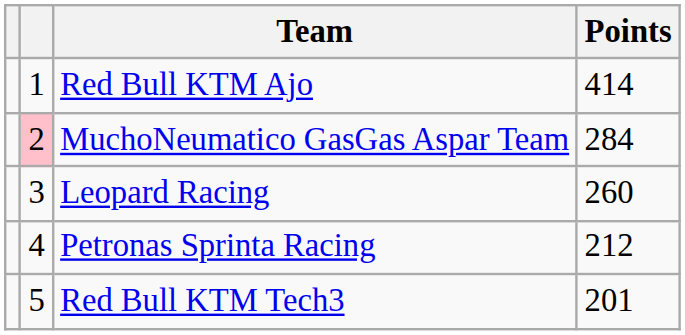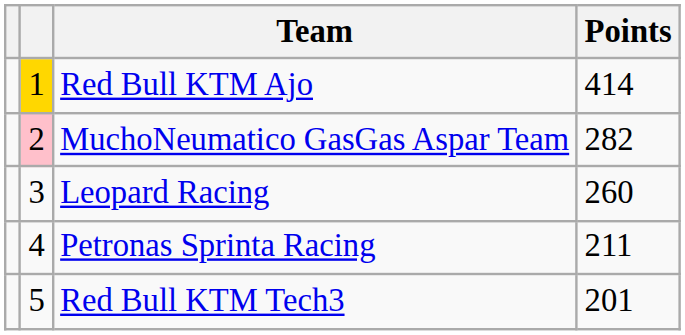(37, 84) no background -> (37, 84) gold background
(609, 138) 284 -> (609, 138) 282
(609, 246) 212 -> (608, 246) 211
